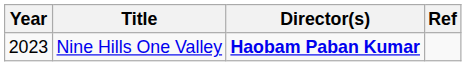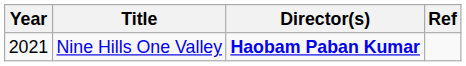(28, 47) 2023 -> (28, 47) 2021
